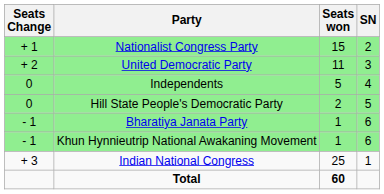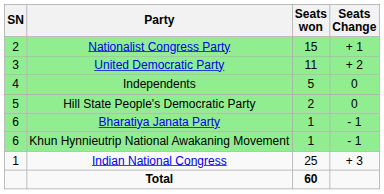columns swapped: (368, 20) <-> (29, 20)
